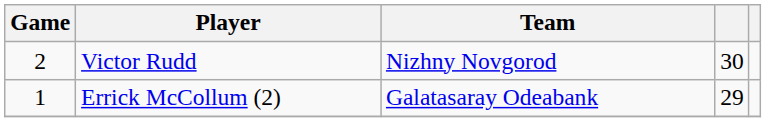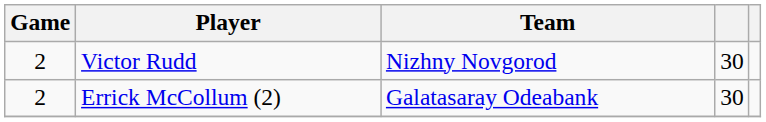(40, 97) 1 -> (40, 97) 2
(732, 97) 29 -> (732, 97) 30
